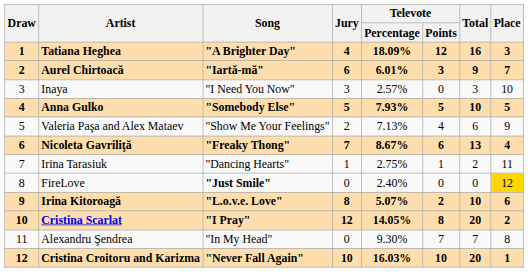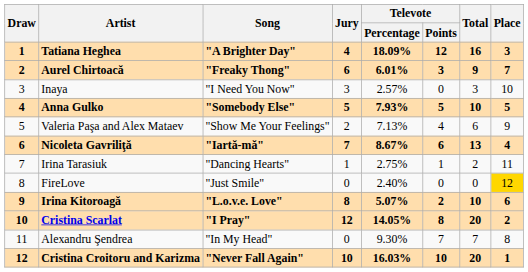(235, 70) "Iartă-mă" -> (248, 70) "Freaky Thong"
(248, 145) "Freaky Thong" -> (235, 145) "Iartă-mă"
(238, 182) bold -> (235, 182) normal
